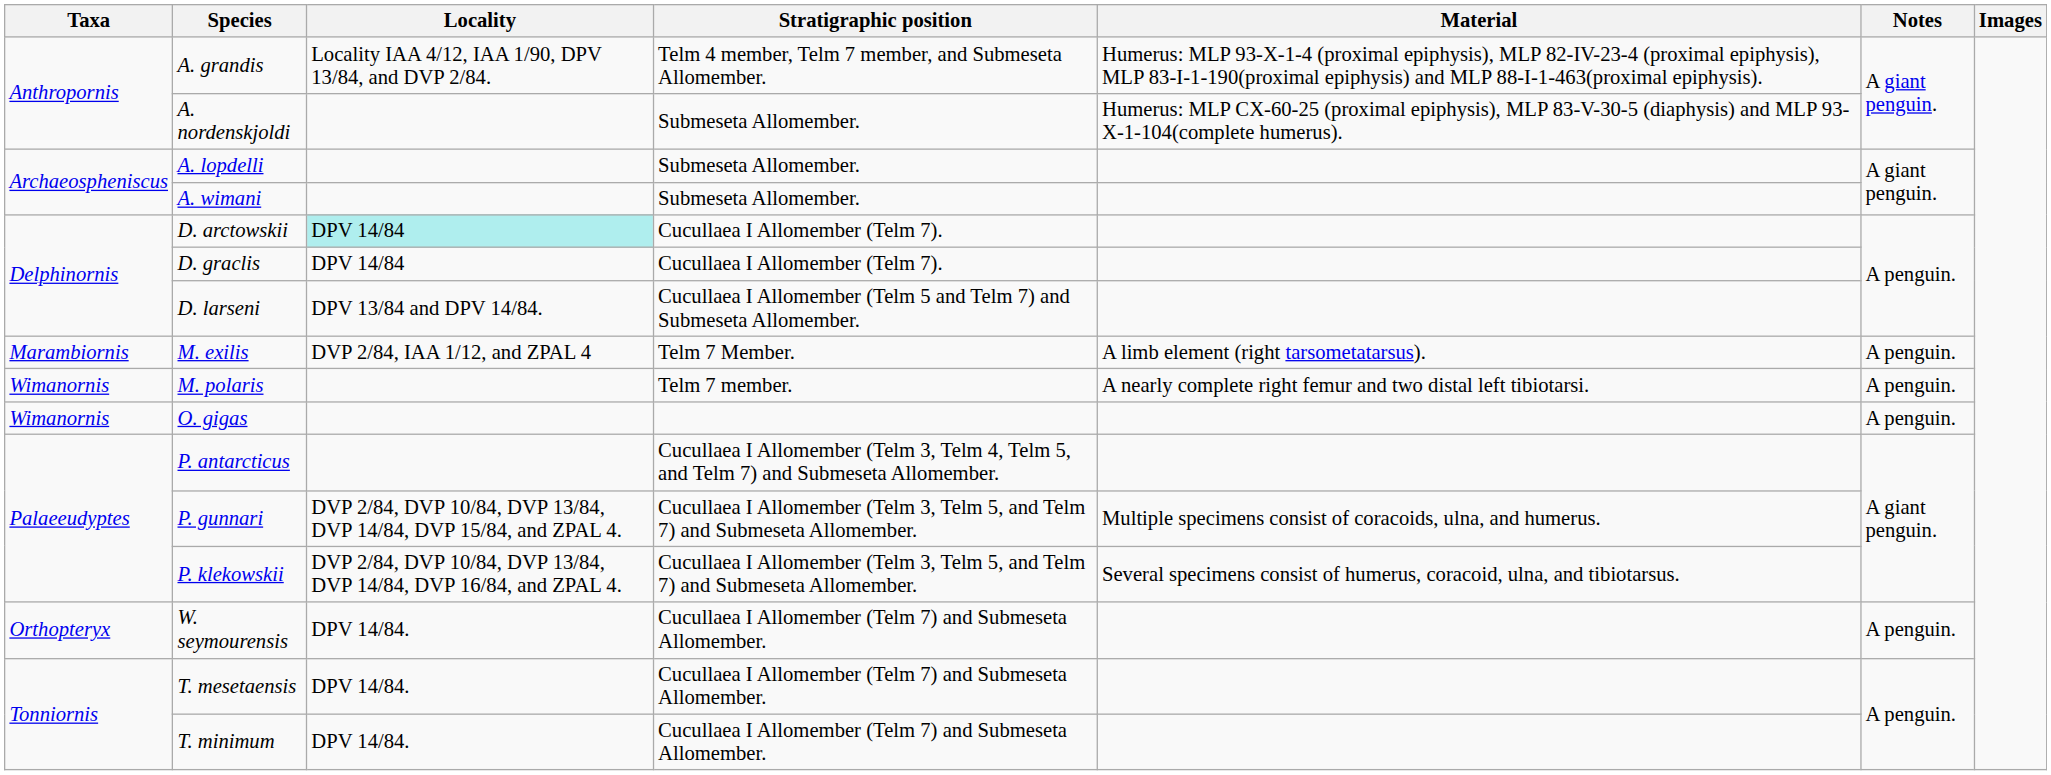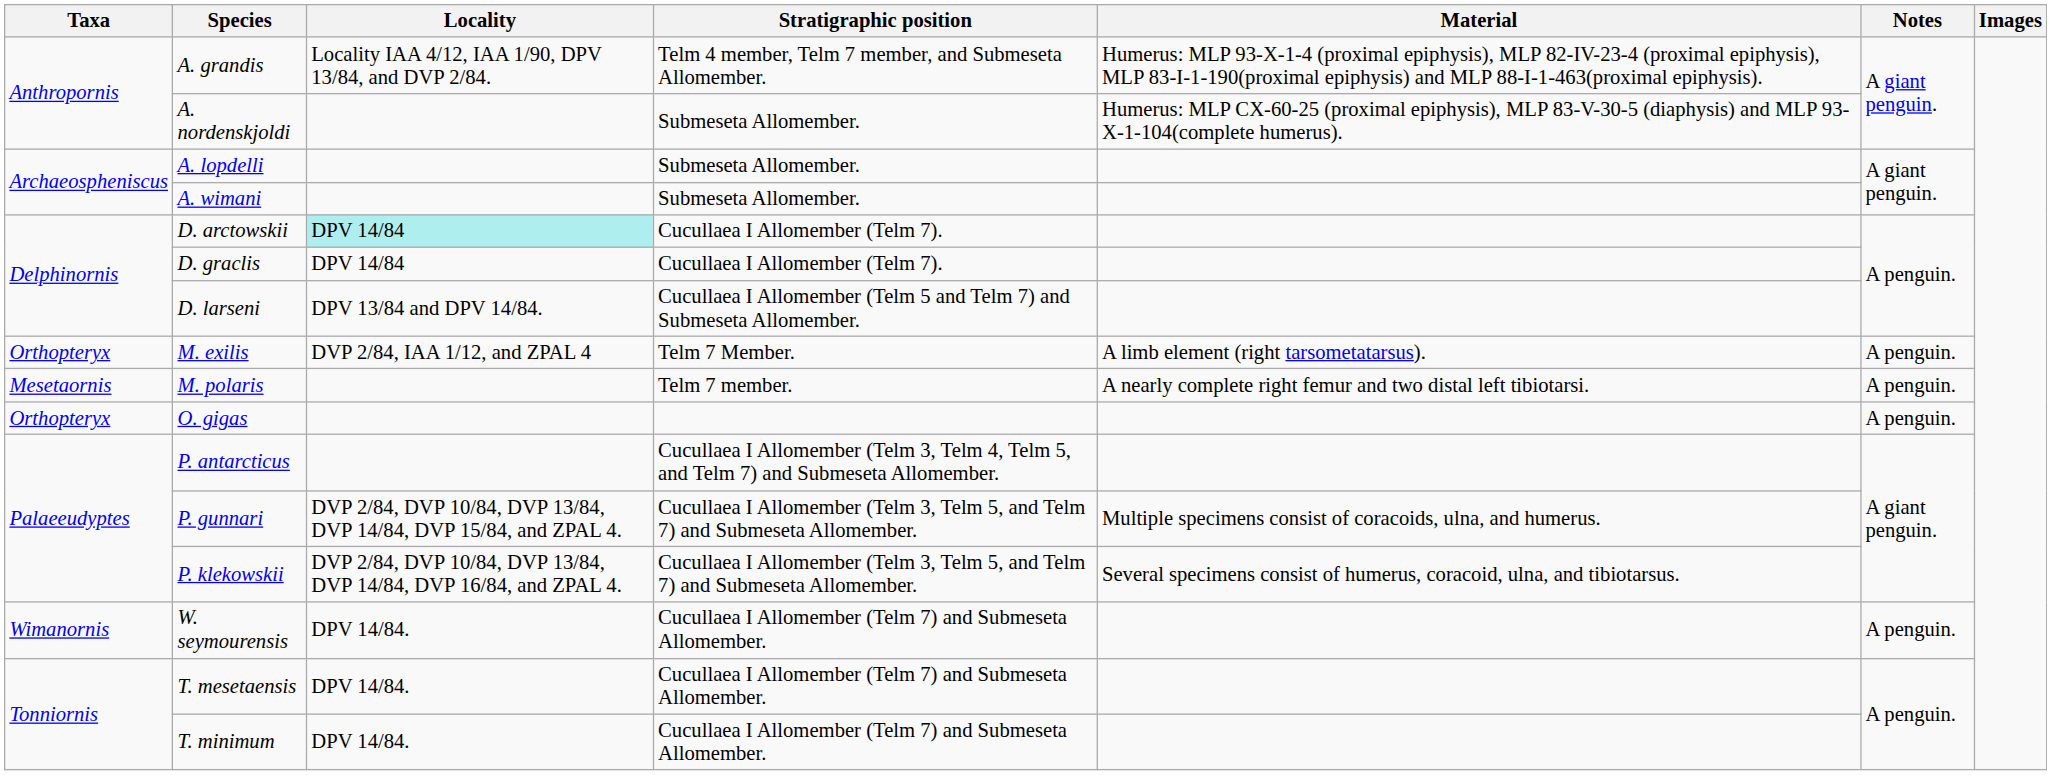(69, 352) Marambiornis -> (60, 352) Orthopteryx
(59, 385) Wimanornis -> (60, 385) Mesetaornis
(59, 417) Wimanornis -> (60, 417) Orthopteryx
(60, 630) Orthopteryx -> (59, 630) Wimanornis
